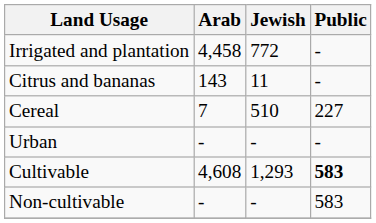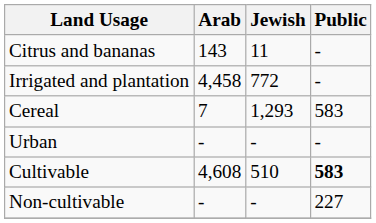rows swapped: (82, 80) <-> (99, 50)
(265, 111) 510 -> (272, 111) 1,293
(329, 111) 227 -> (329, 111) 583
(272, 171) 1,293 -> (265, 171) 510
(329, 202) 583 -> (329, 202) 227
